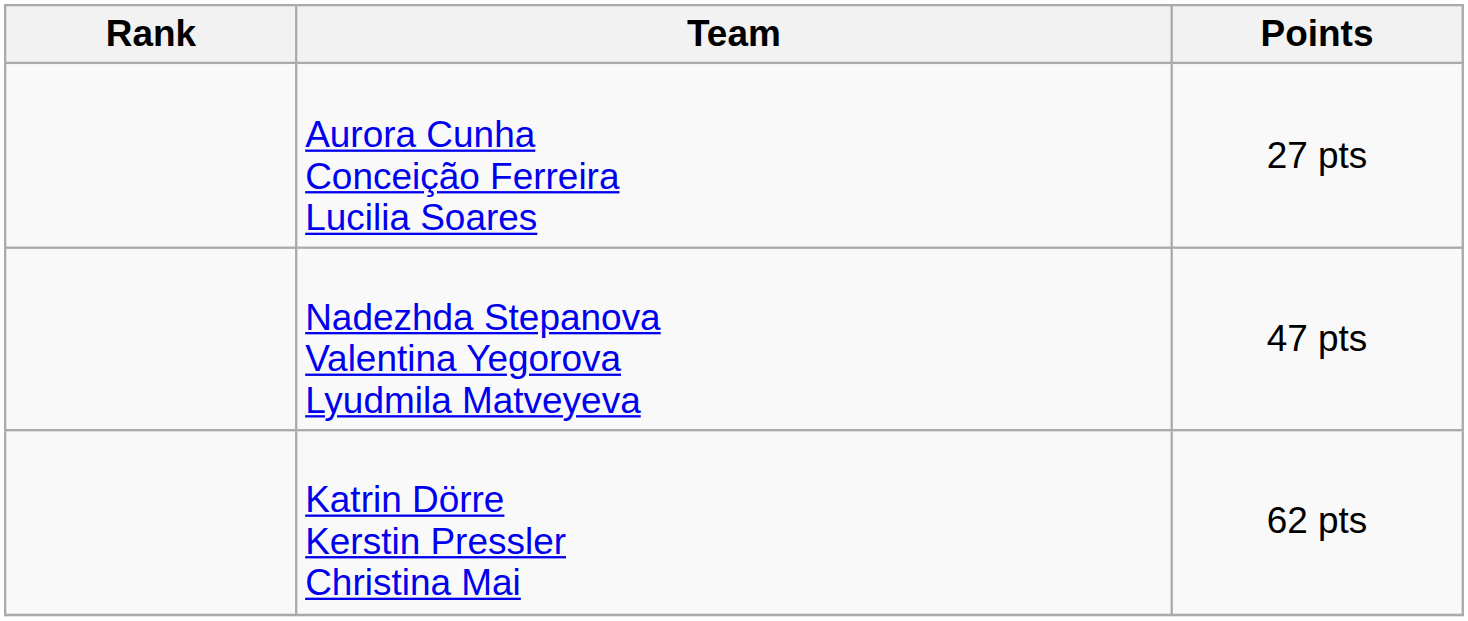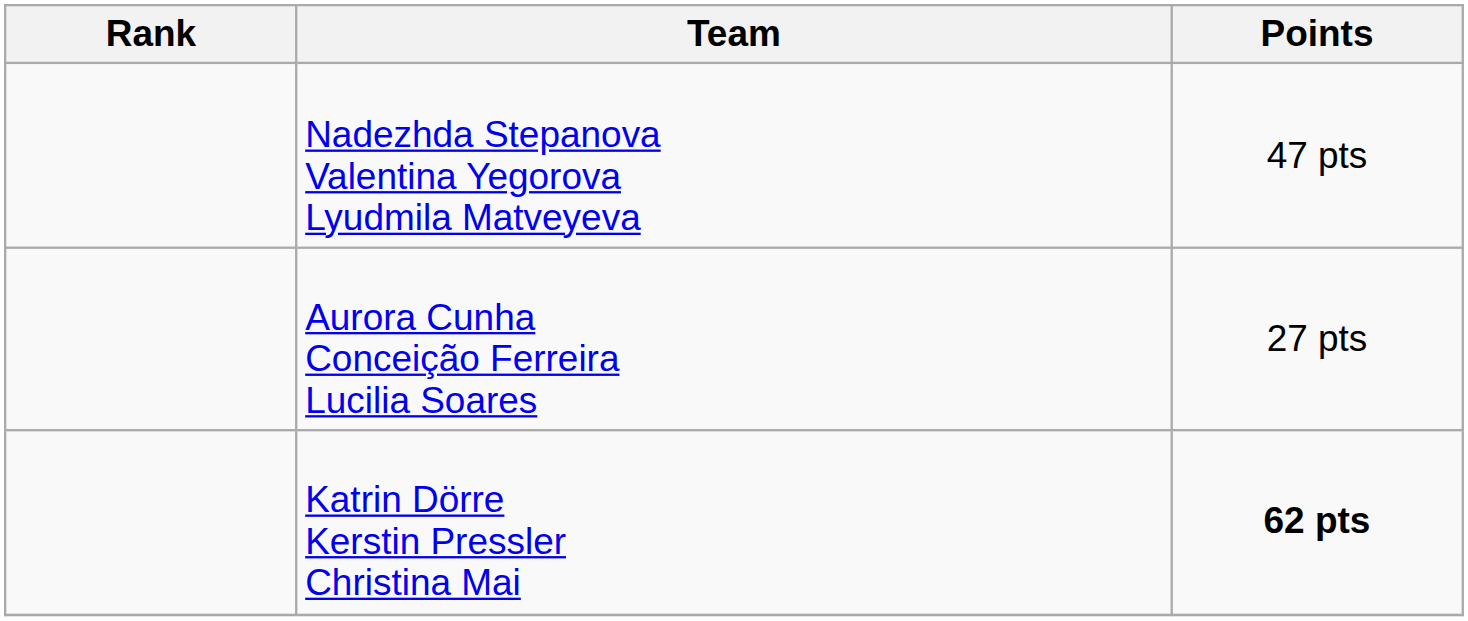rows swapped: (462, 175) <-> (483, 358)
(1317, 521) normal -> (1317, 521) bold
